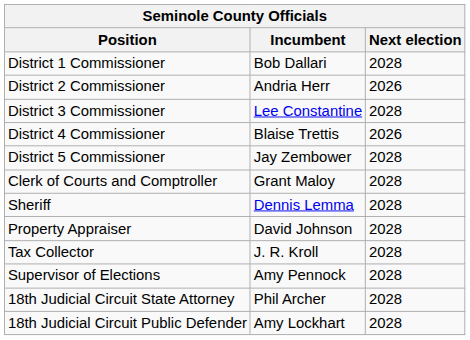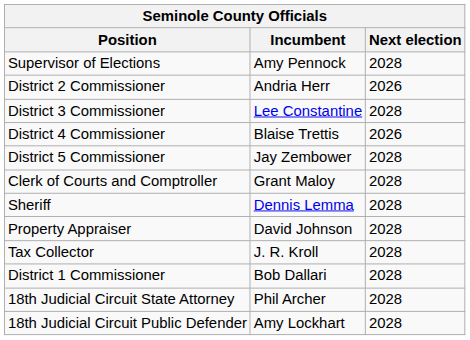rows swapped: (86, 63) <-> (84, 275)
